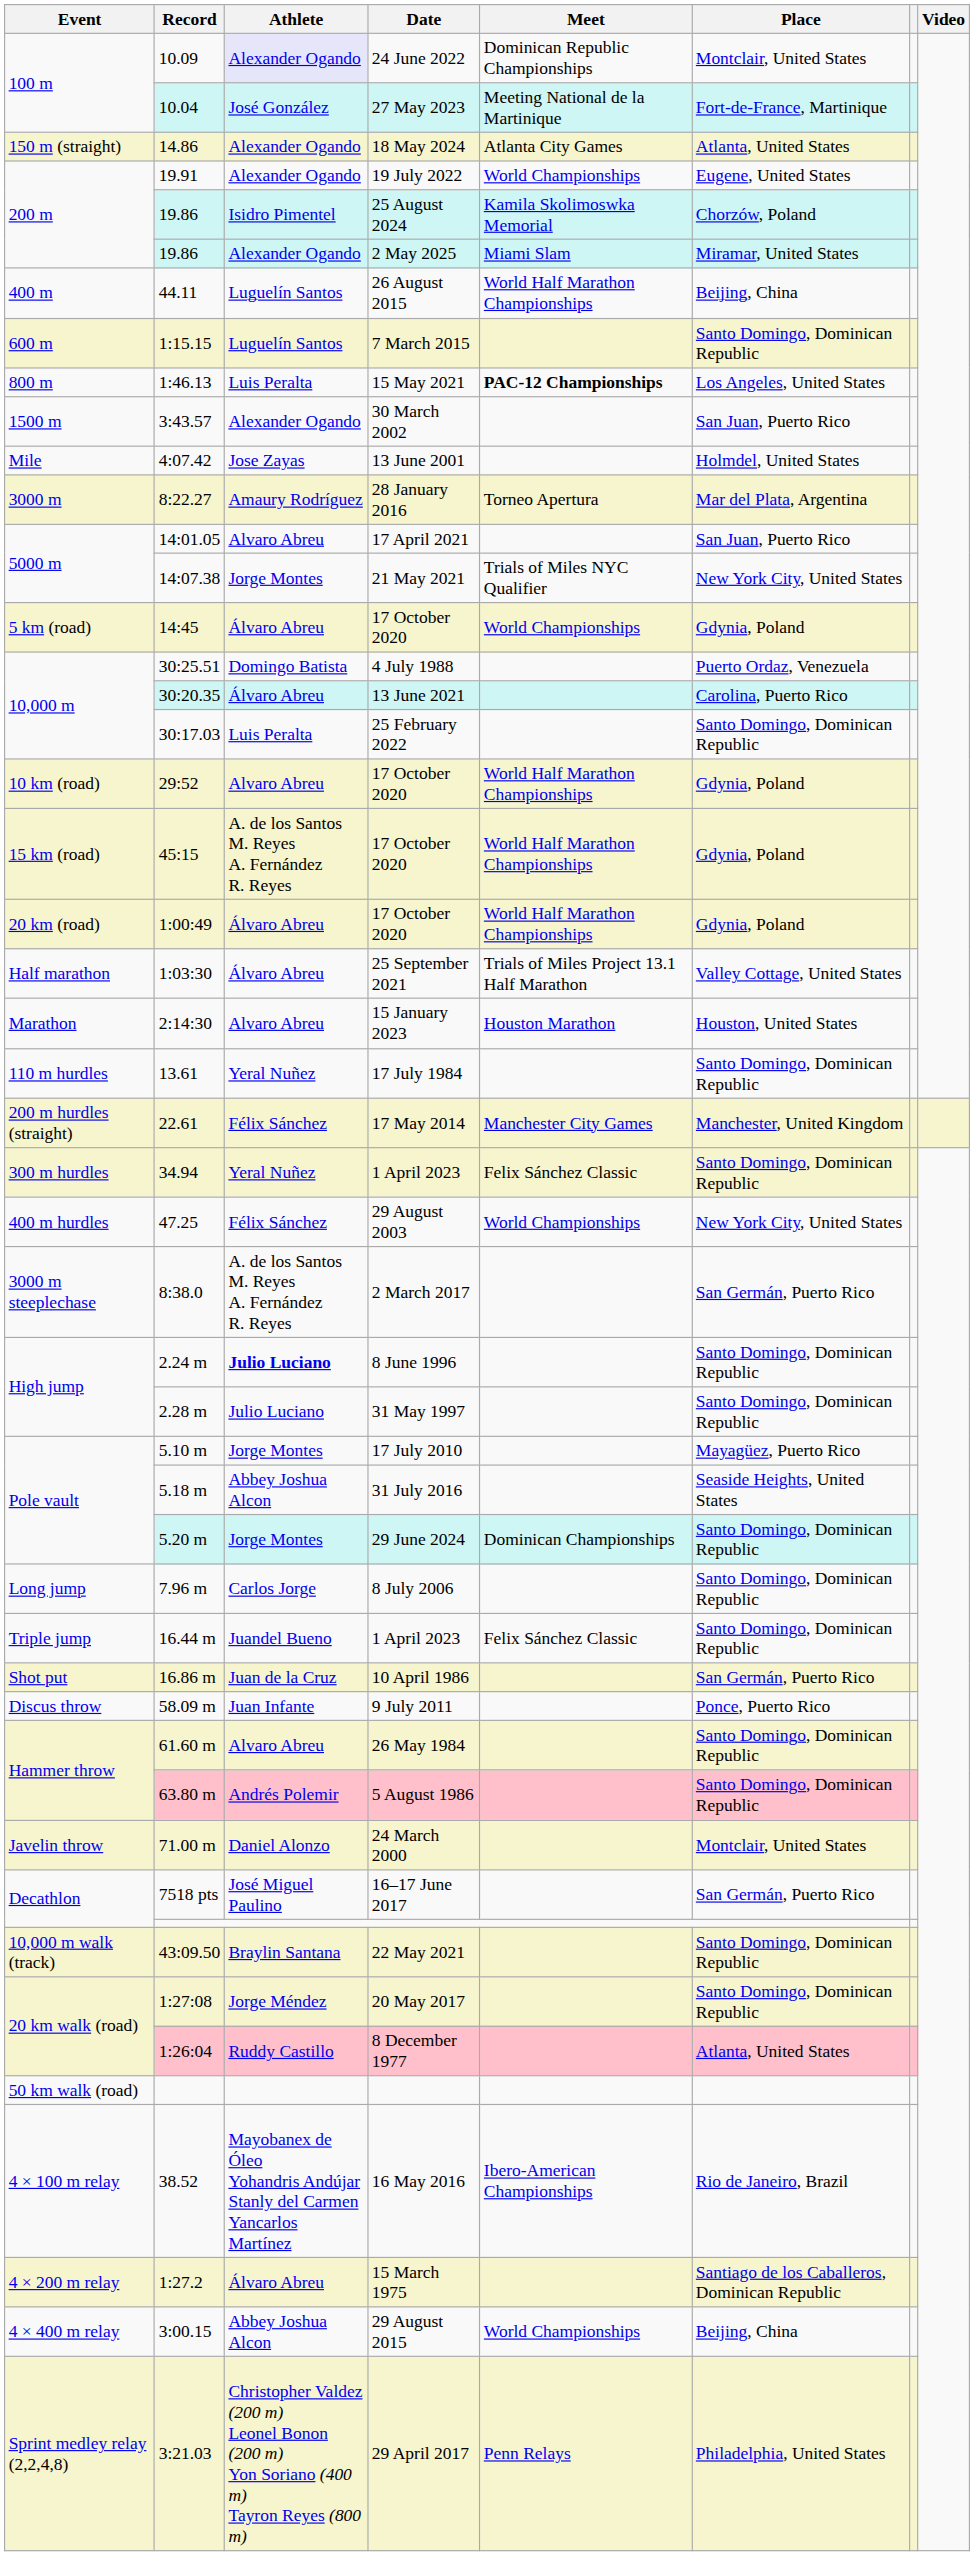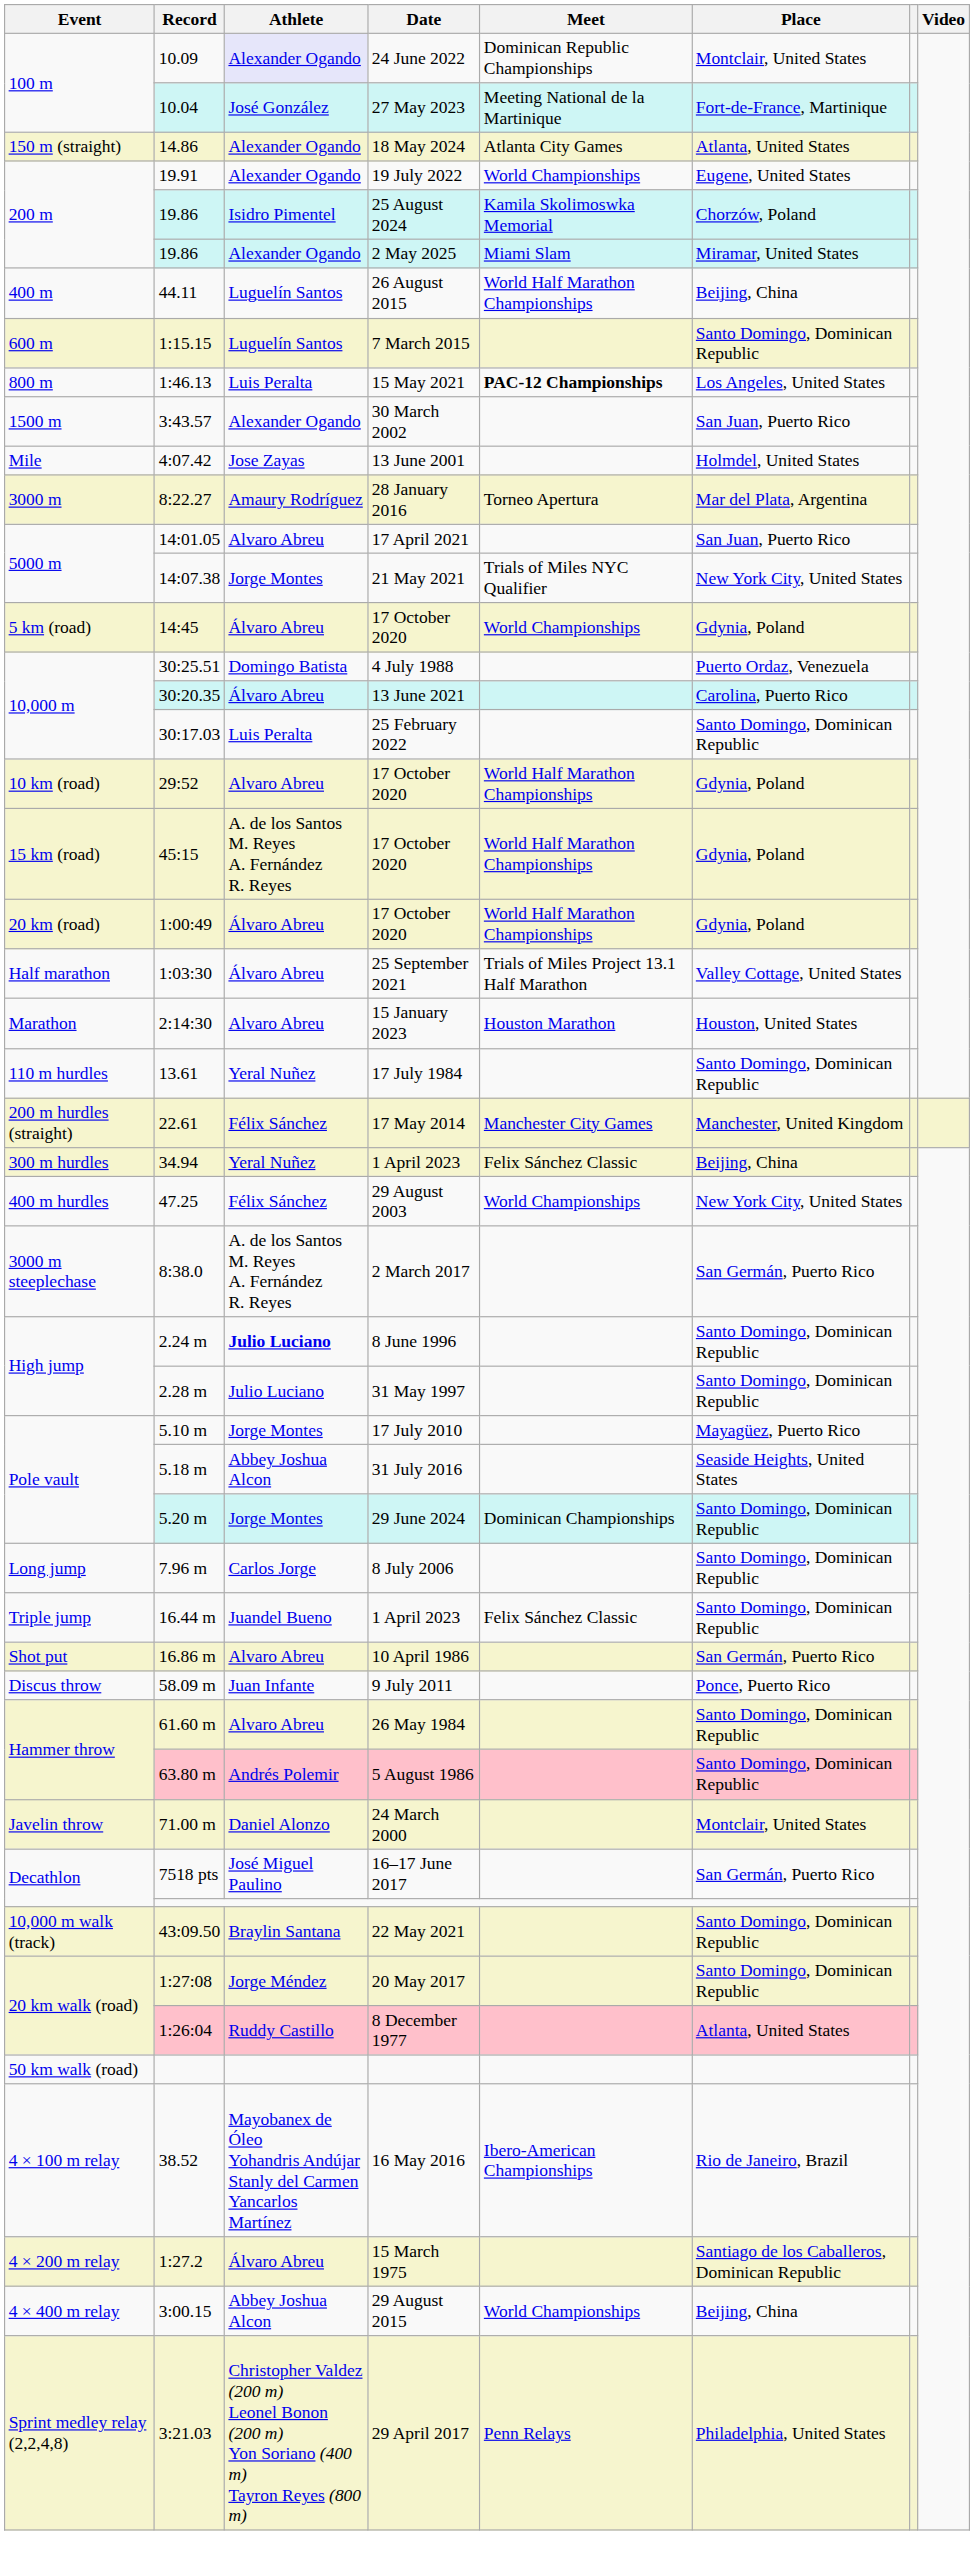(794, 1172) Santo Domingo, Dominican Republic -> (747, 1161) Beijing, China
(283, 1677) Juan de la Cruz -> (276, 1656) Alvaro Abreu
